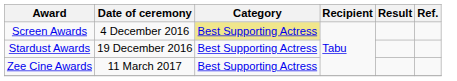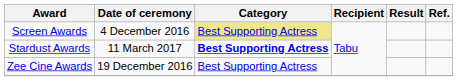(145, 48) 19 December 2016 -> (145, 48) 11 March 2017
(257, 48) normal -> (263, 48) bold
(145, 66) 11 March 2017 -> (145, 66) 19 December 2016
